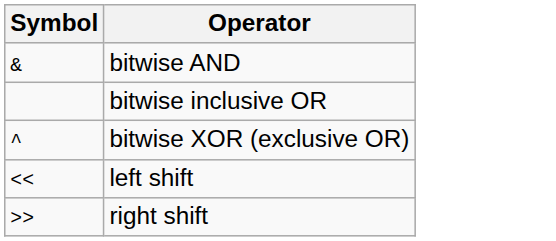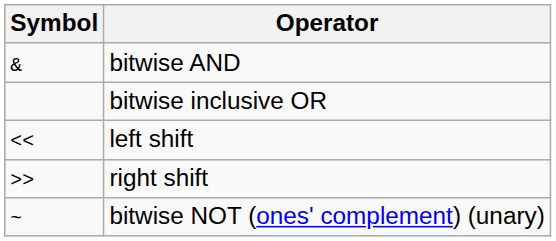- row: (259, 139)
+ row: (327, 216)
